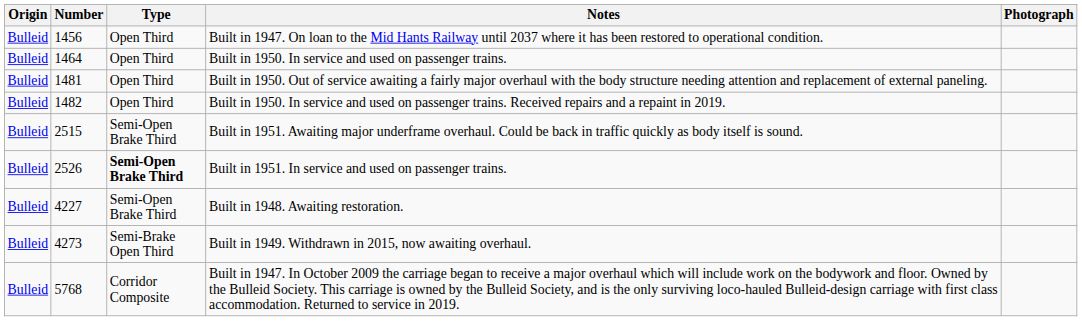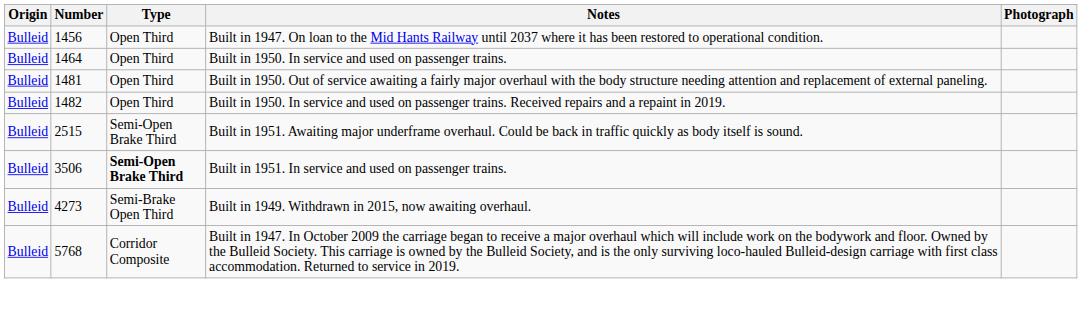(68, 169) 2526 -> (68, 169) 3506
- row: (306, 206)
